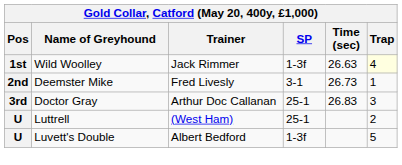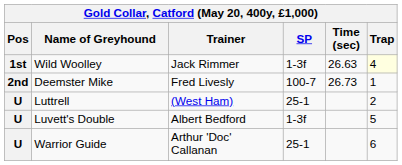(294, 82) 3-1 -> (301, 82) 100-7
- row: (66, 100)
+ row: (70, 144)
